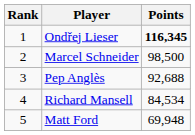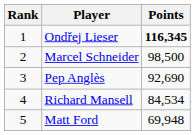(166, 78) 92,688 -> (166, 78) 92,690
